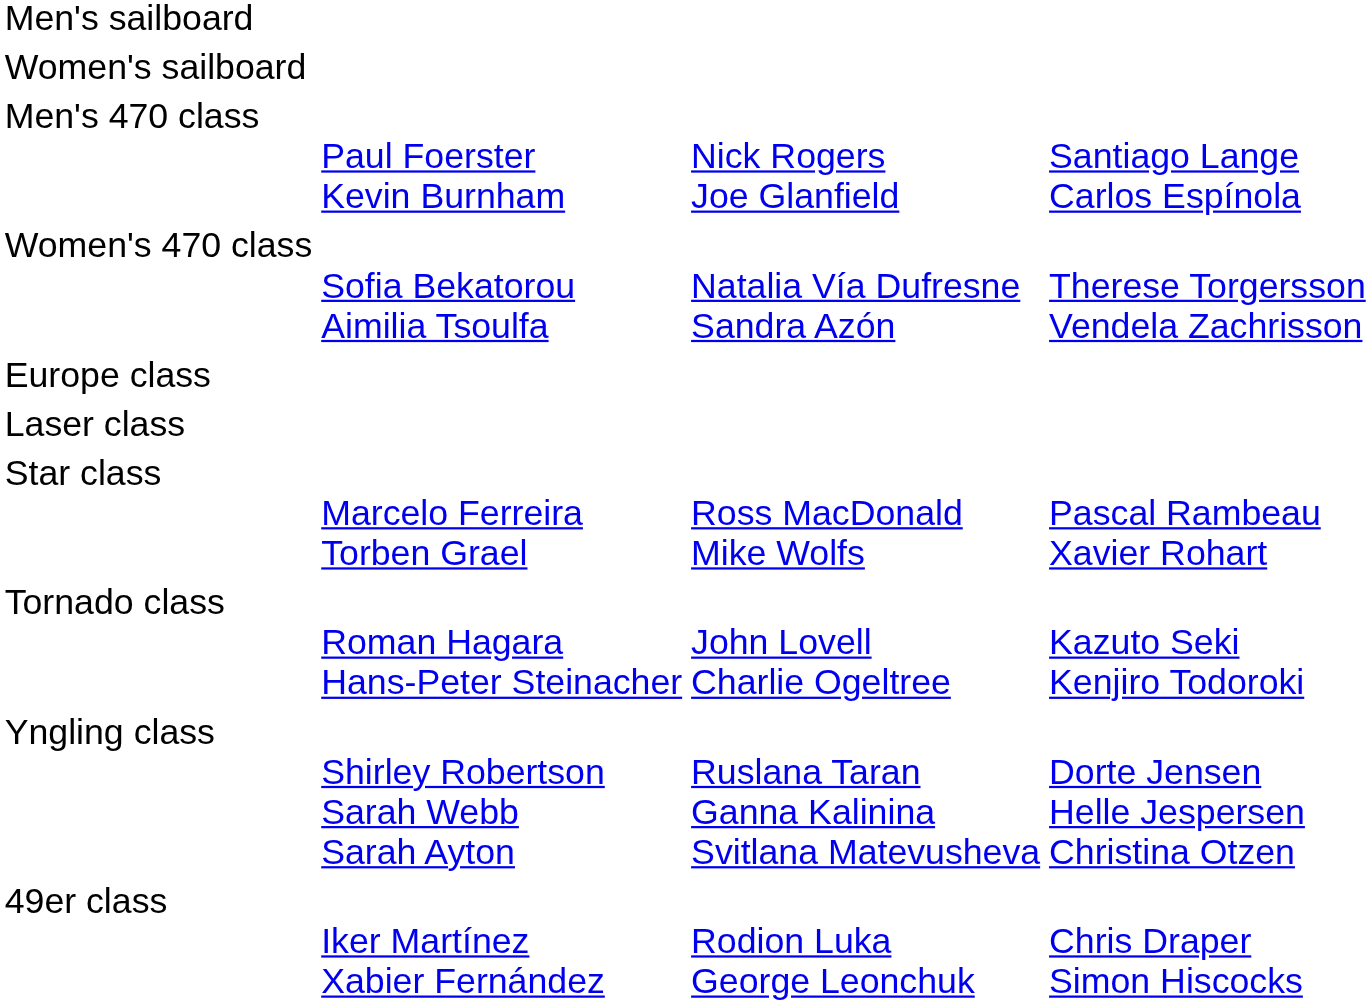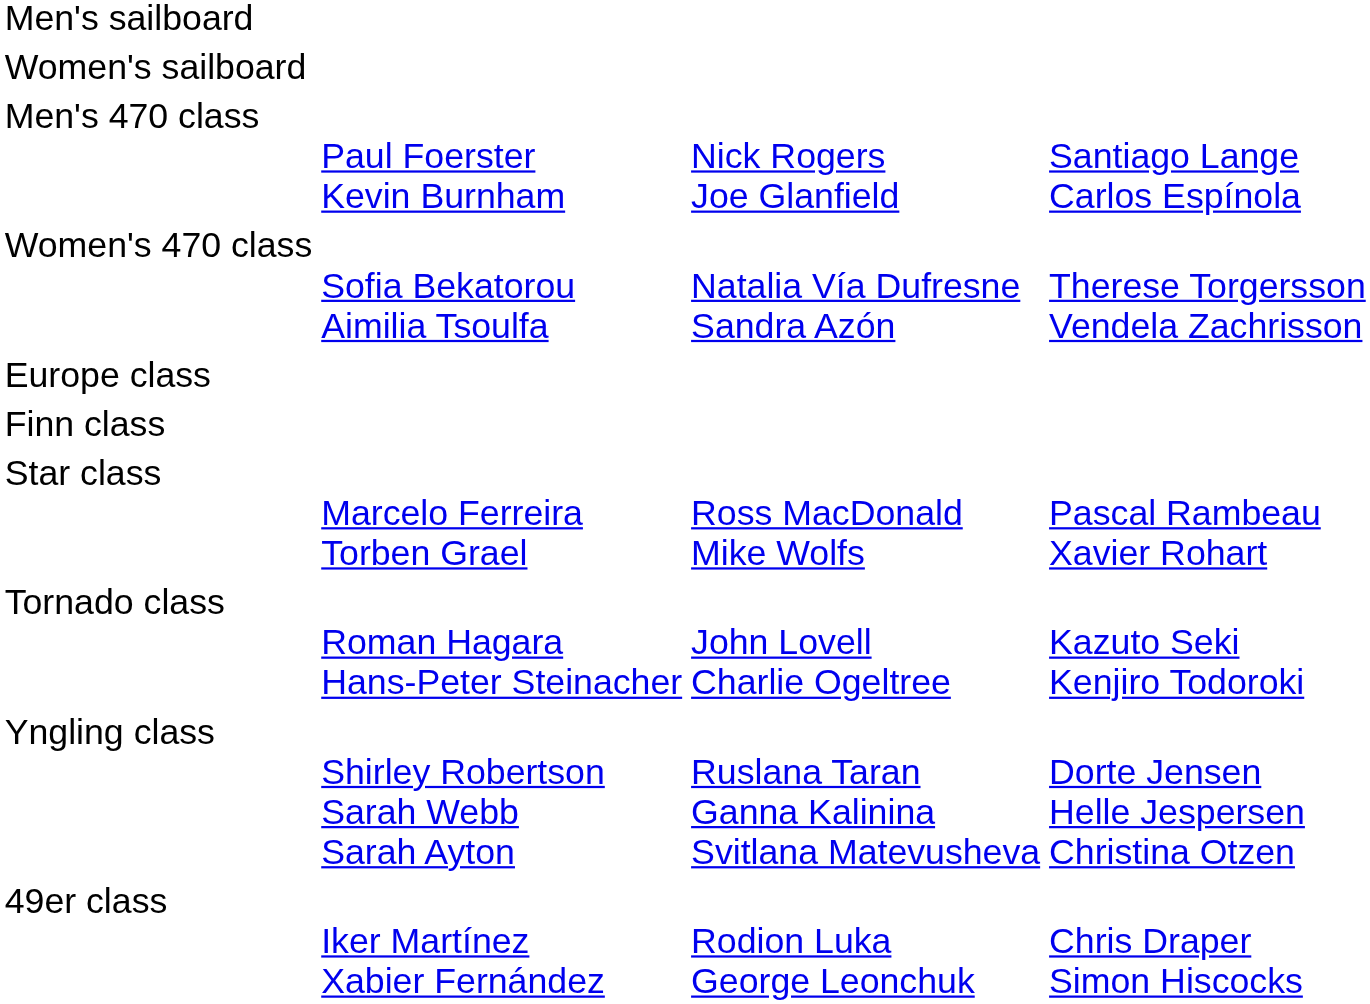+ row: (85, 424)
- row: (95, 424)
